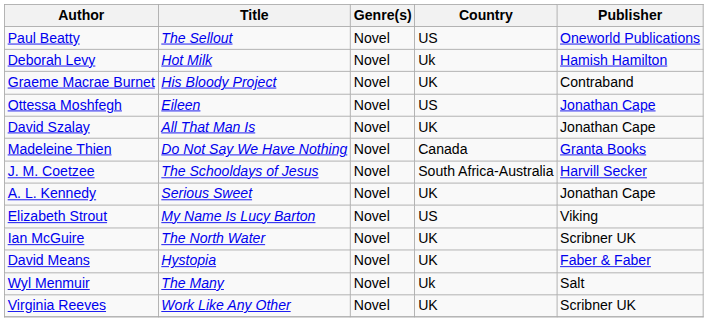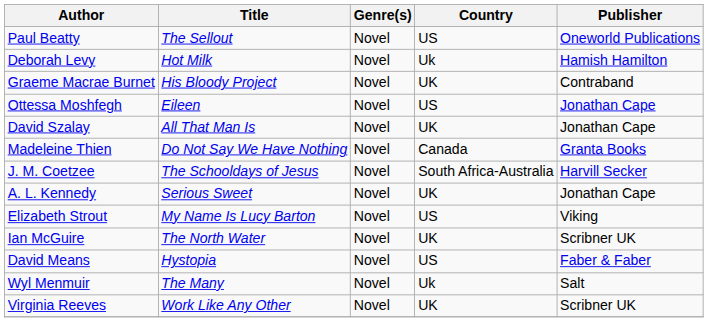(428, 261) UK -> (428, 261) US
